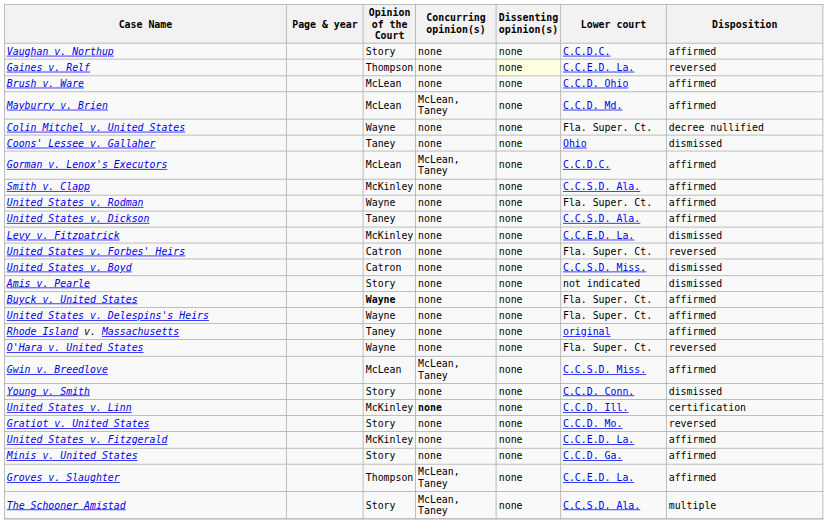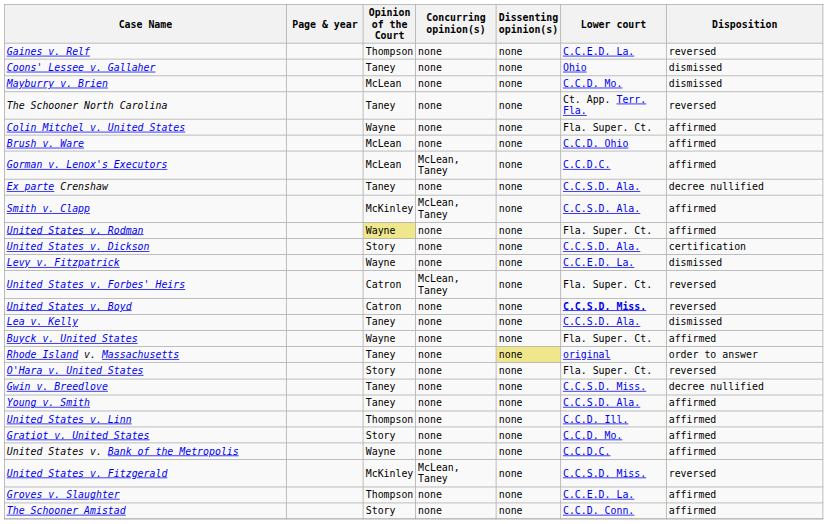- row: (60, 51)
(511, 67) lightyellow background -> (511, 51) no background
rows swapped: (81, 143) <-> (45, 84)
(439, 105) McLean, Taney -> (430, 84) none
(593, 105) C.C.D. Md. -> (593, 84) C.C.D. Mo.
(693, 105) affirmed -> (695, 84) dismissed
+ row: (87, 105)
(716, 127) decree nullified -> (693, 127) affirmed
+ row: (57, 187)
(430, 187) none -> (439, 209) McLean, Taney
(381, 203) no background -> (381, 230) khaki background
(381, 219) Taney -> (381, 247) Story
(693, 219) affirmed -> (707, 247) certification
(390, 235) McKinley -> (381, 263) Wayne
(430, 251) none -> (439, 284) McLean, Taney
(605, 267) normal -> (605, 306) bold
(695, 267) dismissed -> (693, 306) reversed
- row: (48, 283)
+ row: (42, 322)
(381, 300) bold -> (381, 338) normal
- row: (108, 316)
(511, 332) no background -> (511, 355) khaki background
(693, 332) affirmed -> (713, 355) order to answer
(381, 348) Wayne -> (381, 371) Story
(384, 370) McLean -> (381, 387) Taney
(439, 370) McLean, Taney -> (430, 387) none
(693, 370) affirmed -> (716, 387) decree nullified
(381, 391) Story -> (381, 403) Taney
(599, 391) C.C.D. Conn. -> (602, 403) C.C.S.D. Ala.
(695, 391) dismissed -> (693, 403) affirmed
(390, 408) McKinley -> (390, 419) Thompson
(430, 408) bold -> (430, 419) normal
(707, 408) certification -> (693, 419) affirmed
(693, 424) reversed -> (693, 435) affirmed
+ row: (123, 451)
(430, 440) none -> (439, 473) McLean, Taney
(599, 440) C.C.E.D. La. -> (605, 473) C.C.S.D. Miss.
(693, 440) affirmed -> (693, 473) reversed
- row: (72, 456)
(439, 478) McLean, Taney -> (430, 495) none
(439, 505) McLean, Taney -> (430, 511) none
(602, 505) C.C.S.D. Ala. -> (599, 511) C.C.D. Conn.
(693, 505) multiple -> (693, 511) affirmed
